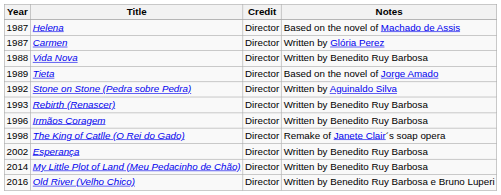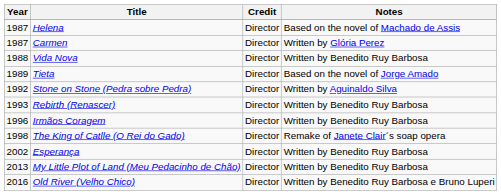(17, 167) 2014 -> (17, 167) 2013
